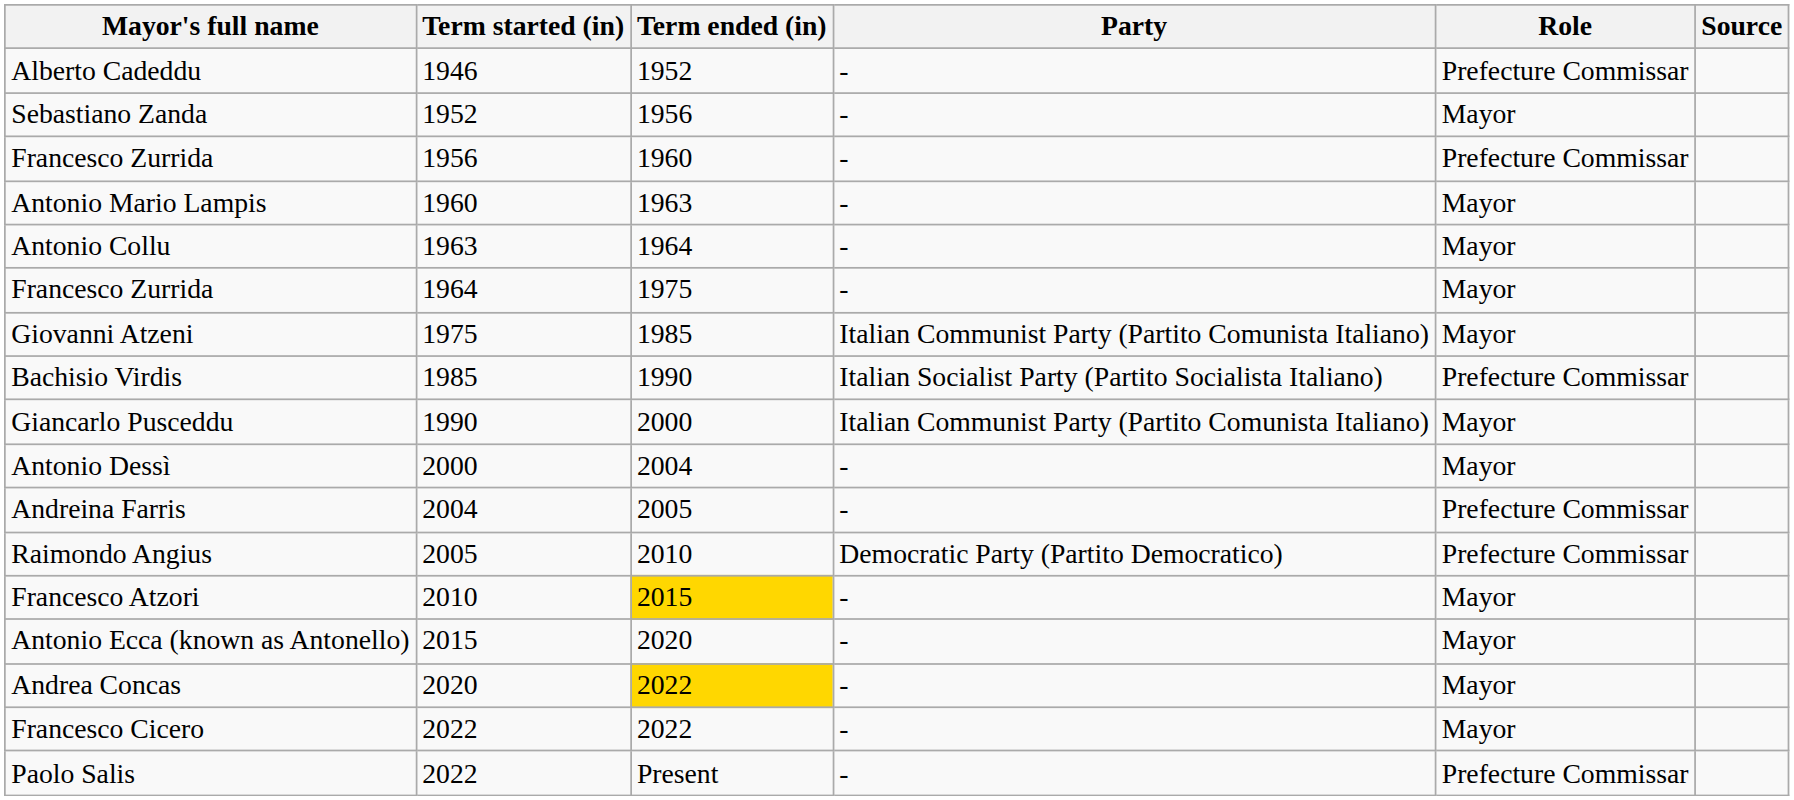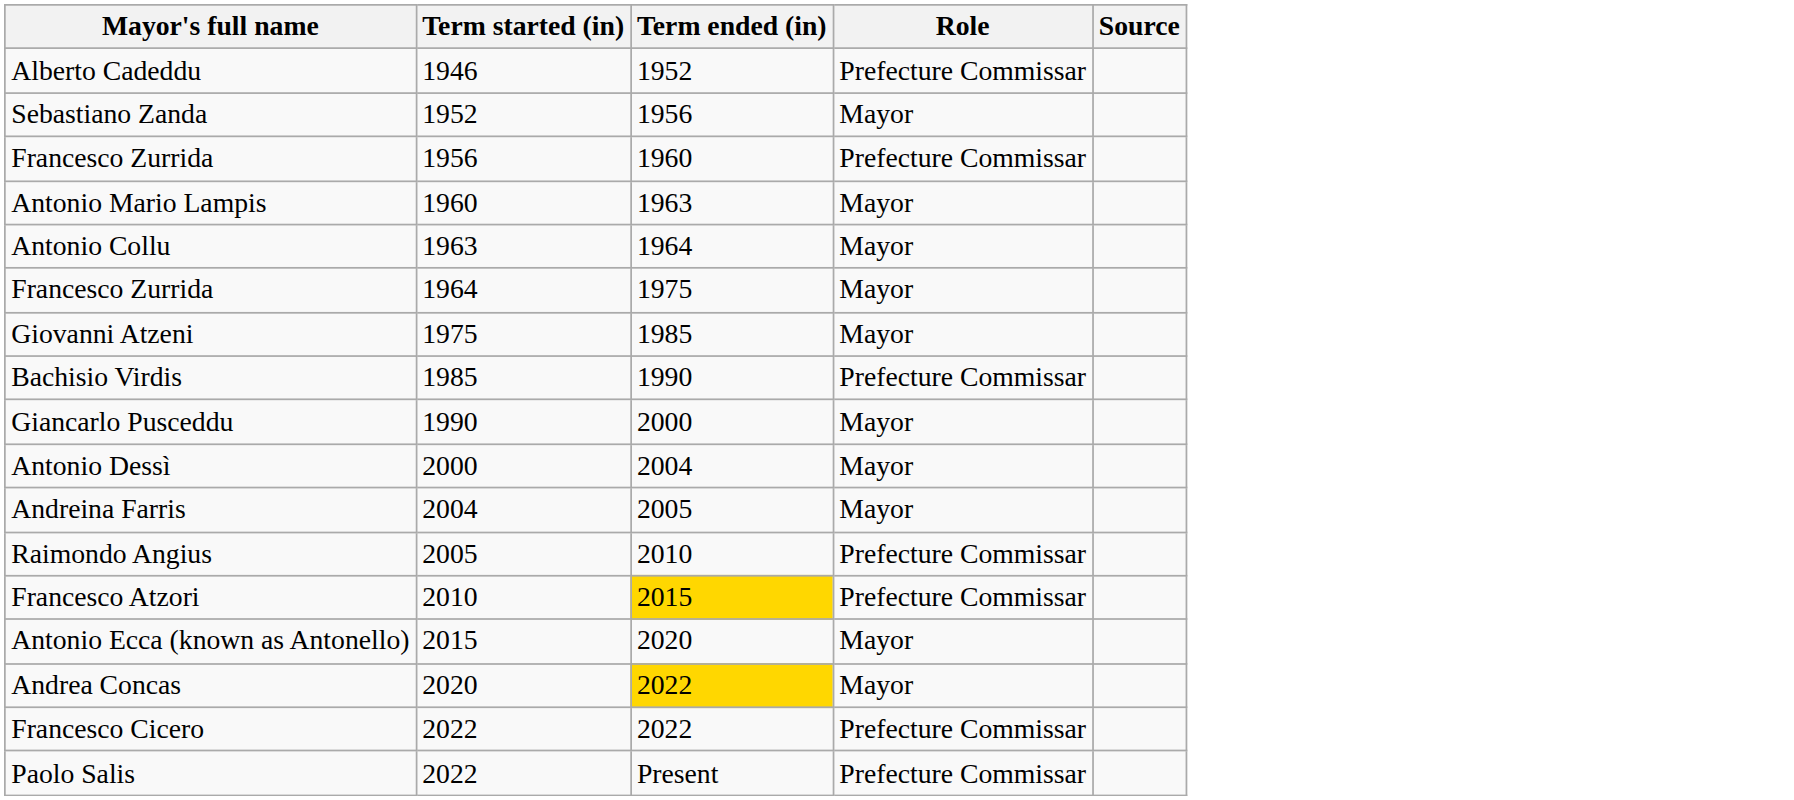- column: (1134, 26)
(1565, 509) Prefecture Commissar -> (876, 509) Mayor
(1479, 597) Mayor -> (963, 597) Prefecture Commissar
(1479, 728) Mayor -> (963, 728) Prefecture Commissar
